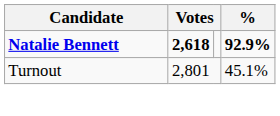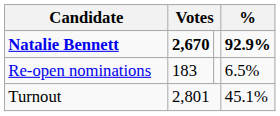(191, 44) 2,618 -> (191, 44) 2,670
+ row: (80, 70)
